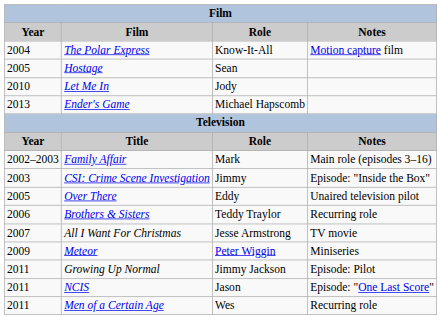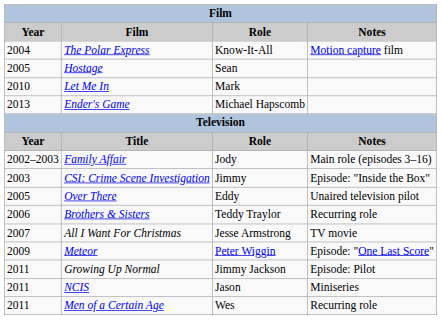(226, 86) Jody -> (228, 86) Mark
(228, 159) Mark -> (226, 159) Jody
(335, 251) Miniseries -> (372, 251) Episode: "One Last Score"
(372, 287) Episode: "One Last Score" -> (335, 287) Miniseries
